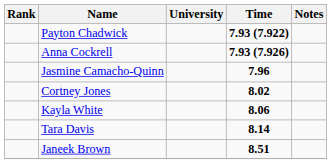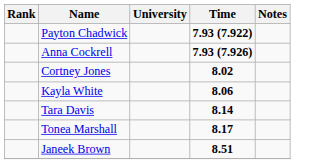- row: (102, 71)
+ row: (79, 129)
